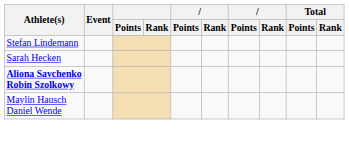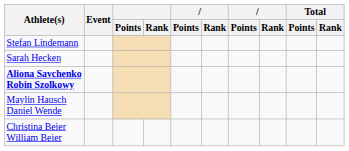+ row: (36, 132)
